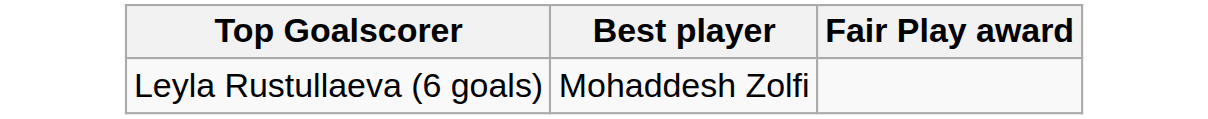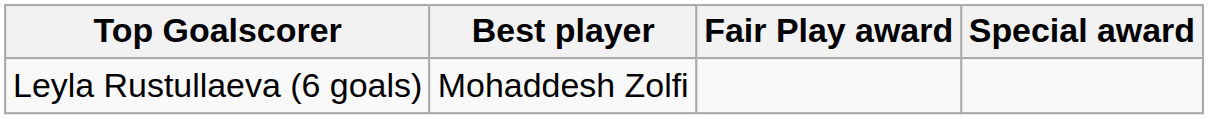+ column: (1082, 31)
